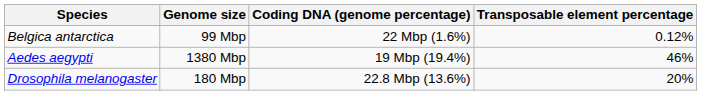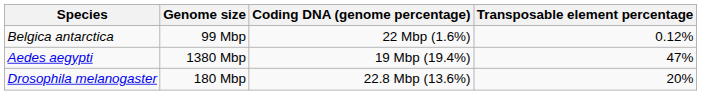(680, 57) 46% -> (680, 57) 47%
